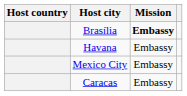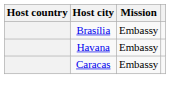(153, 30) bold -> (139, 30) normal
- row: (100, 64)
